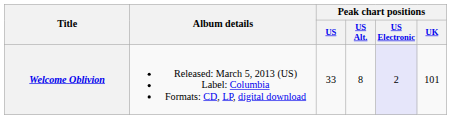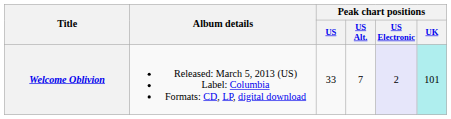(361, 79) 8 -> (361, 79) 7
(432, 79) no background -> (432, 79) paleturquoise background
